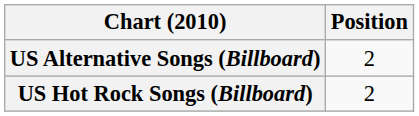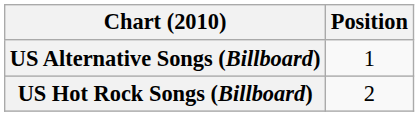(369, 57) 2 -> (369, 57) 1
